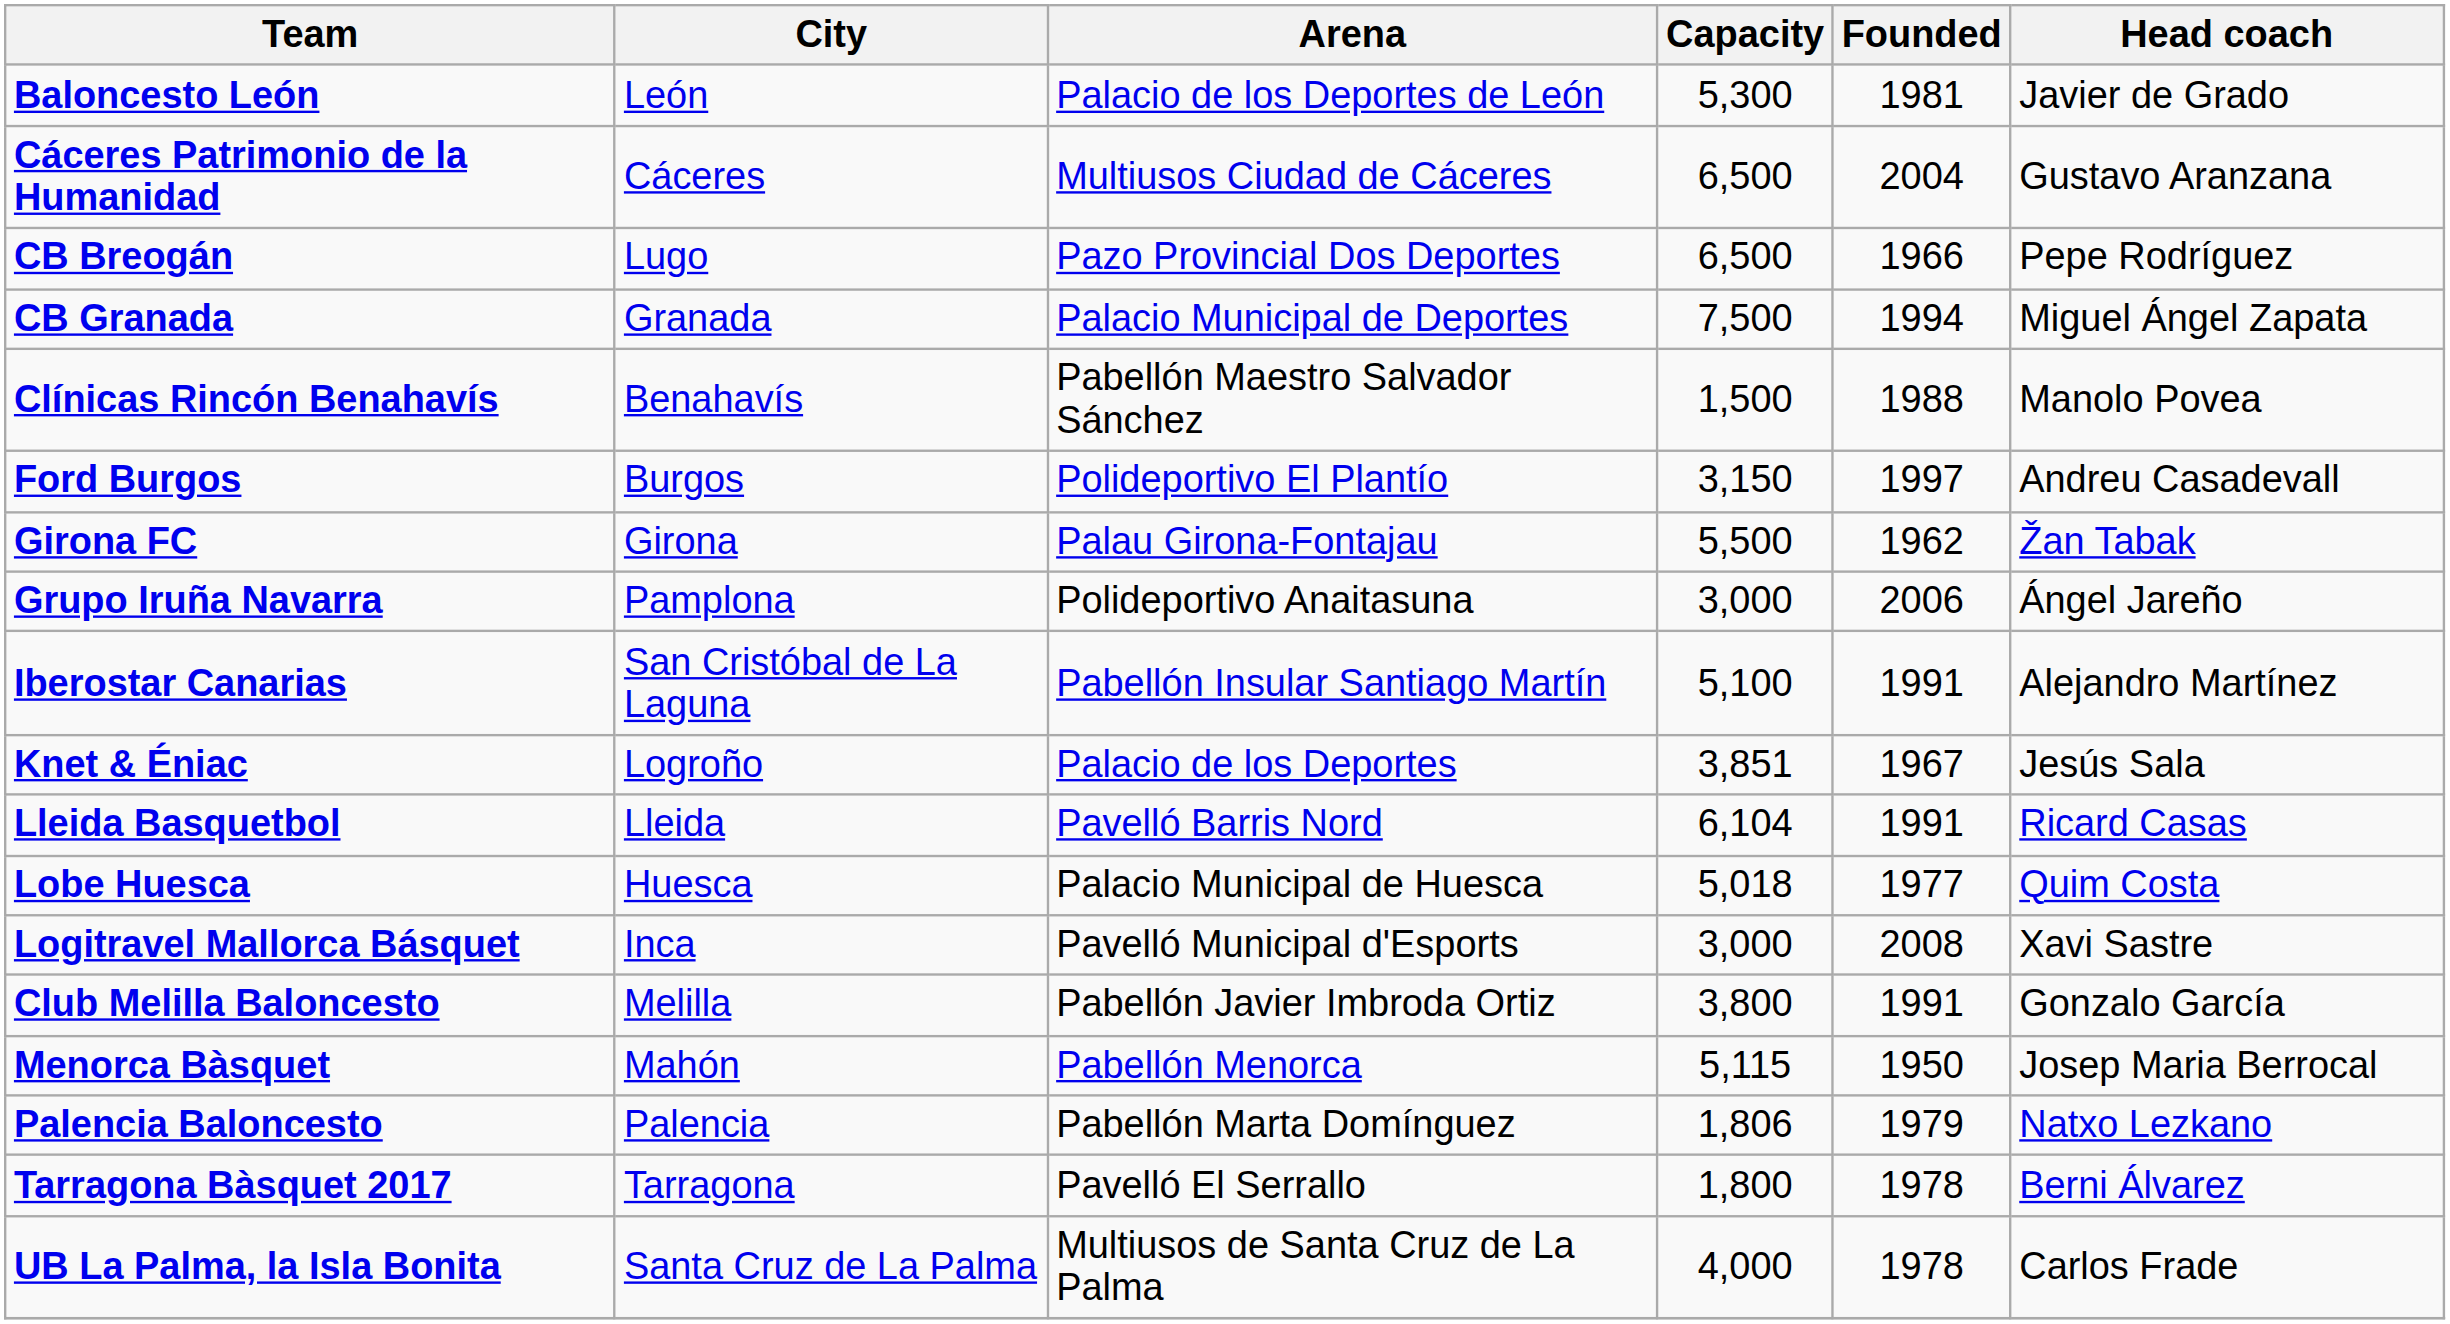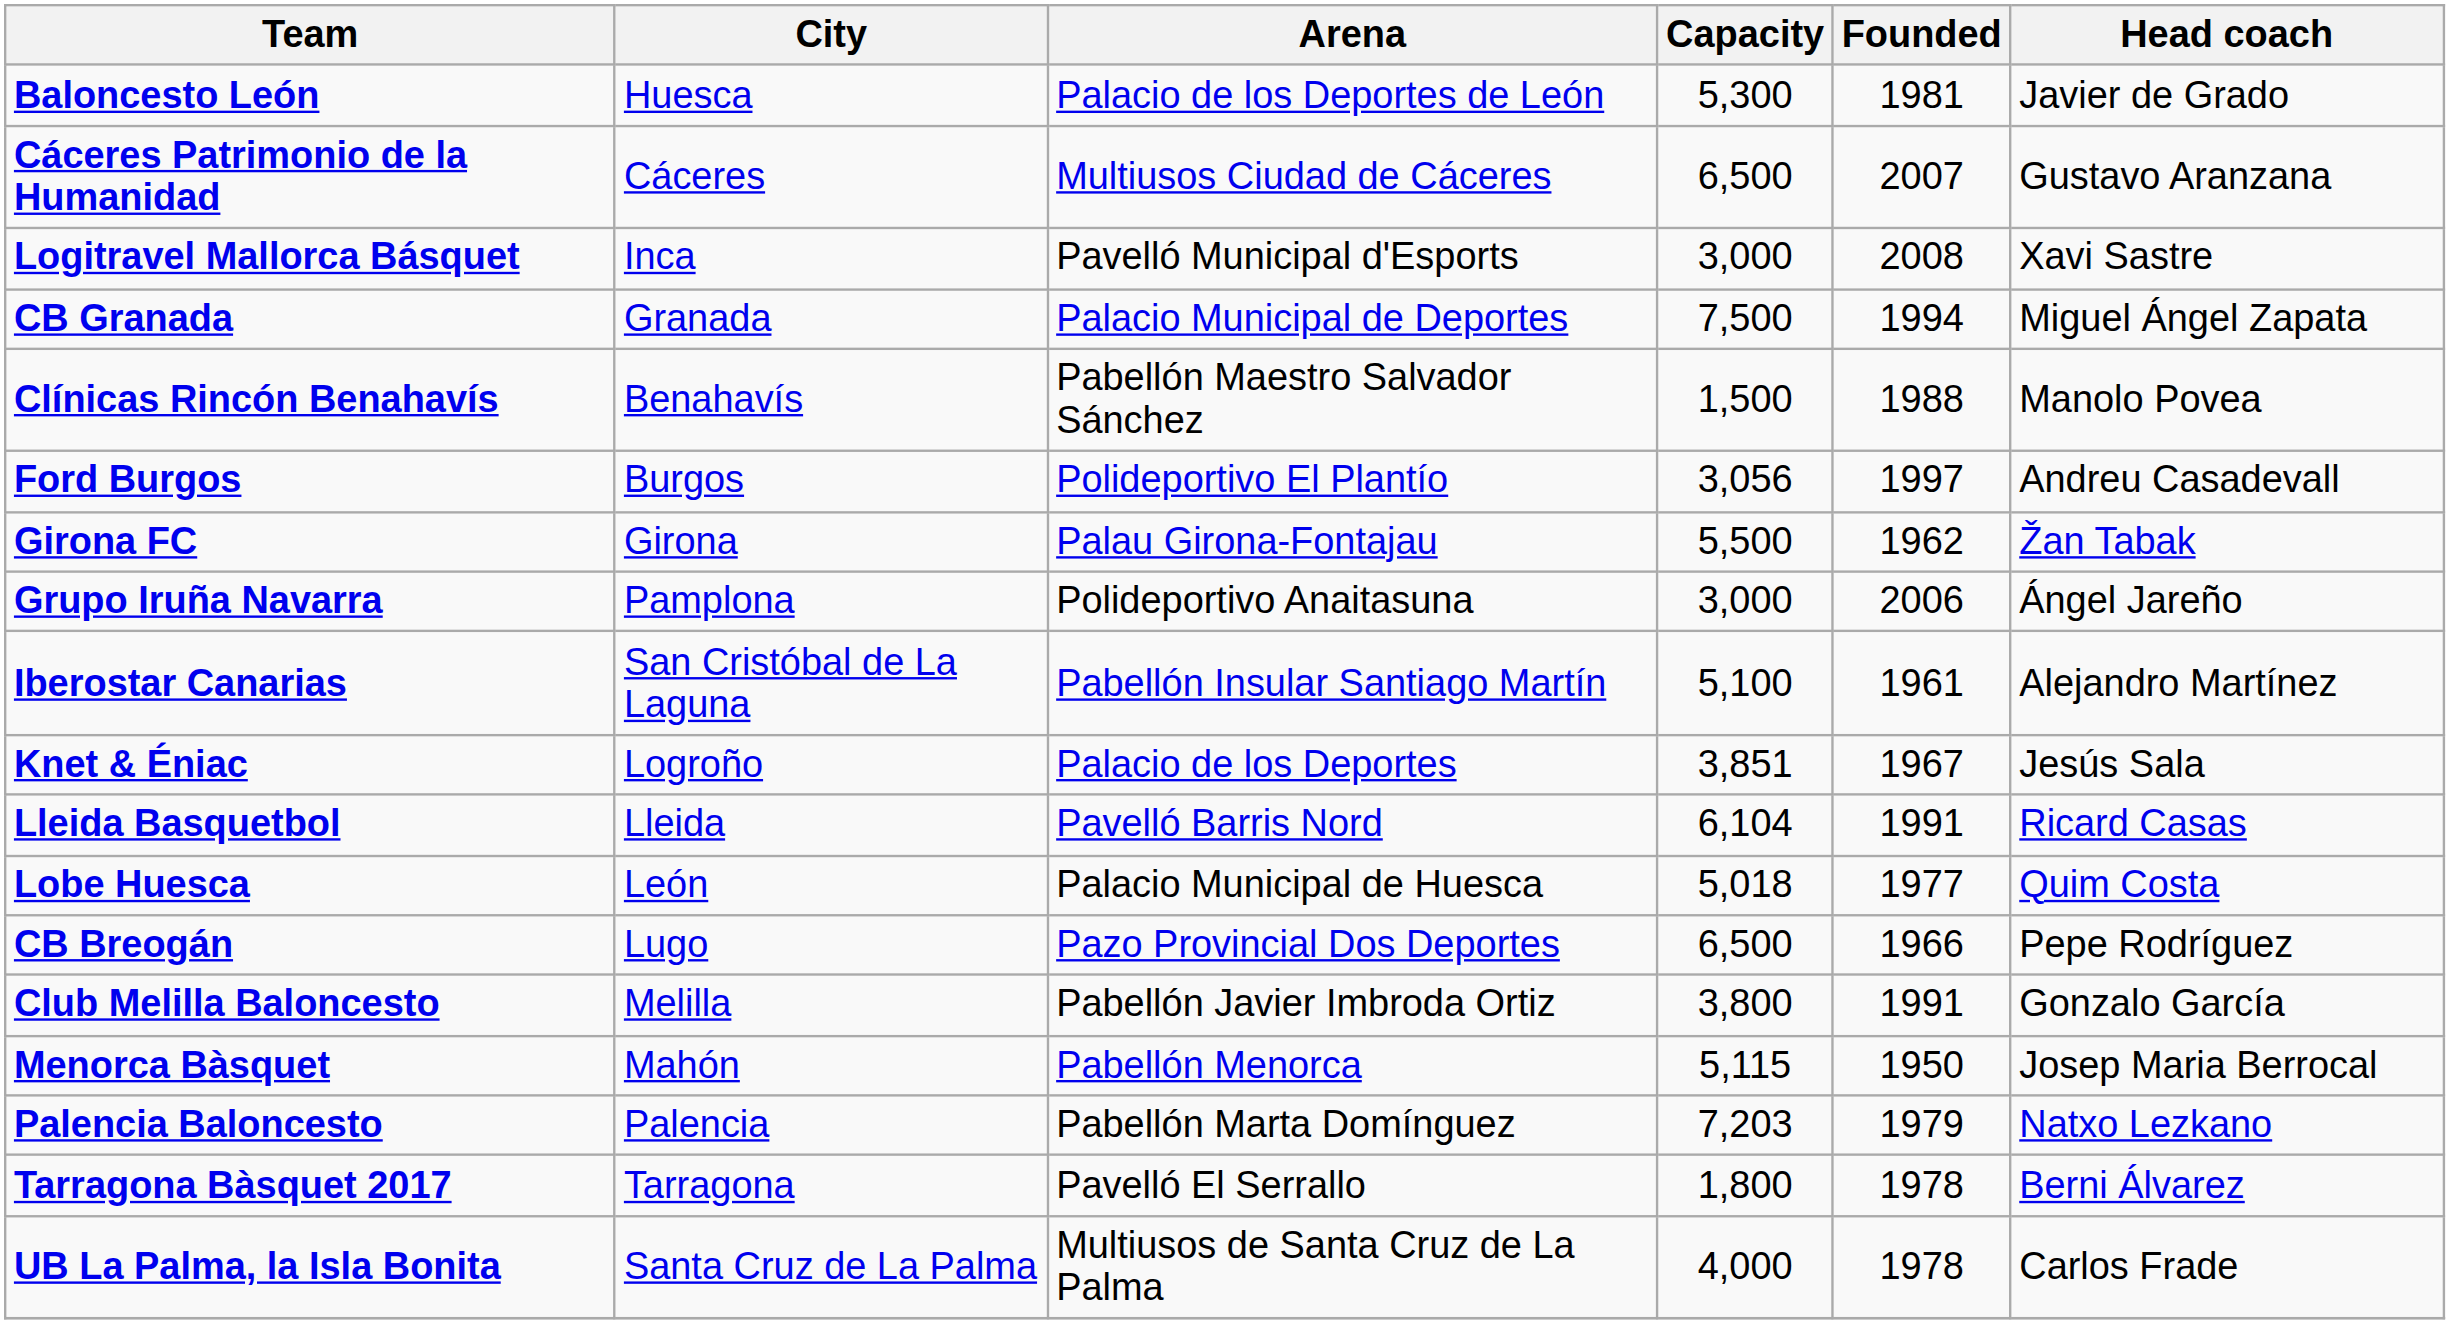(666, 94) León -> (688, 94) Huesca
(1922, 176) 2004 -> (1922, 176) 2007
rows swapped: (123, 257) <-> (267, 944)
(1745, 480) 3,150 -> (1745, 480) 3,056
(1922, 682) 1991 -> (1922, 682) 1961
(688, 884) Huesca -> (666, 884) León
(1745, 1124) 1,806 -> (1745, 1124) 7,203
